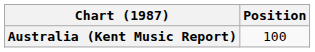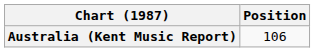(275, 37) 100 -> (275, 37) 106
